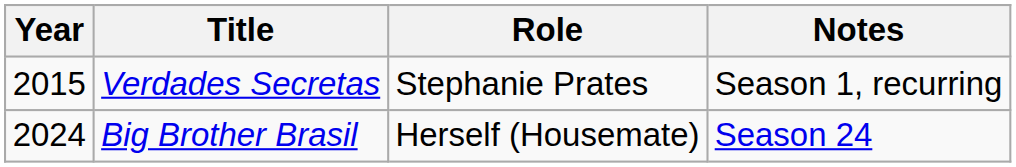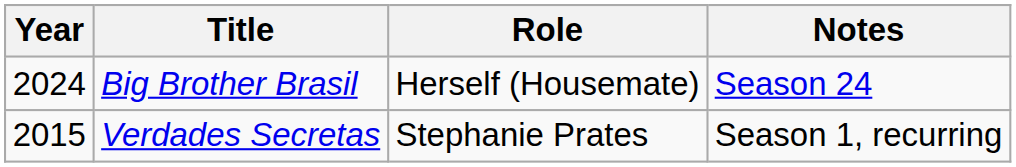rows swapped: (241, 82) <-> (229, 135)
